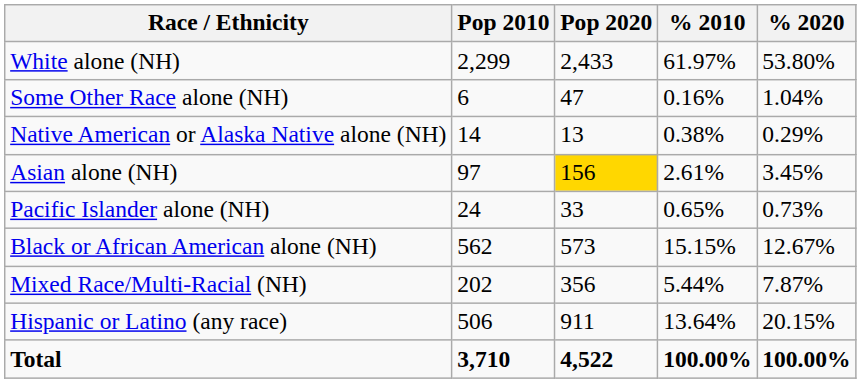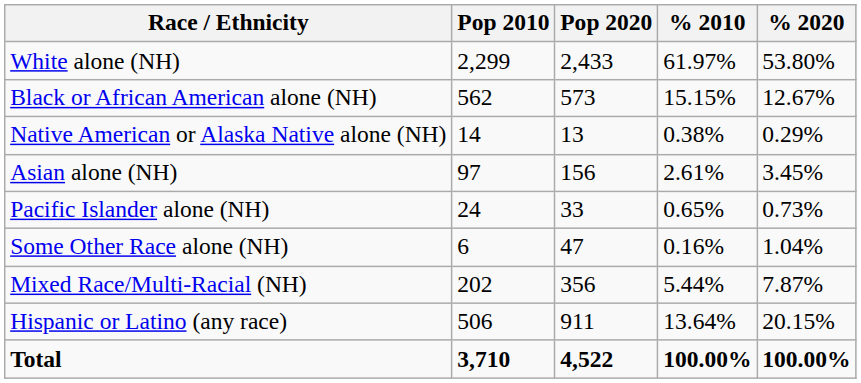rows swapped: (193, 246) <-> (149, 97)
(578, 172) gold background -> (578, 172) no background
